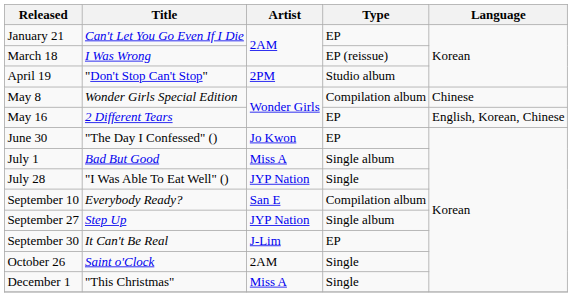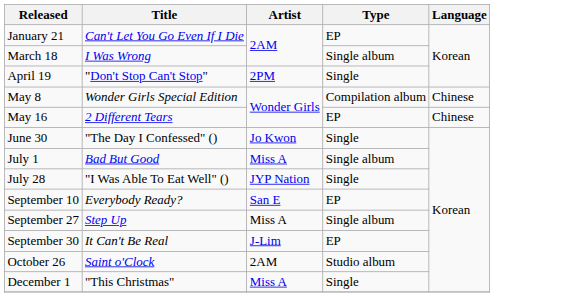(357, 55) EP (reissue) -> (360, 55) Single album
(360, 76) Studio album -> (342, 76) Single
(498, 117) English, Korean, Chinese -> (453, 117) Chinese
(333, 138) EP -> (342, 138) Single
(376, 199) Compilation album -> (333, 199) EP
(280, 220) JYP Nation -> (268, 220) Miss A
(342, 261) Single -> (360, 261) Studio album
